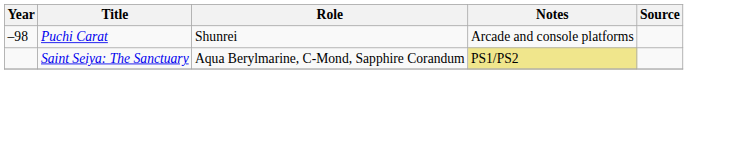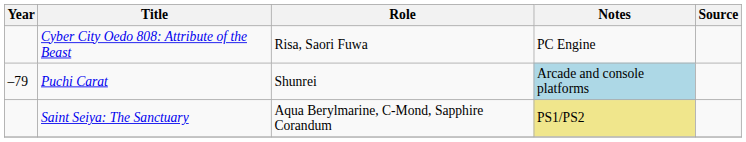+ row: (144, 44)
(18, 36) –98 -> (18, 81) –79
(552, 36) no background -> (591, 81) lightblue background
